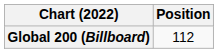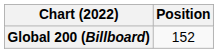(183, 37) 112 -> (183, 37) 152
